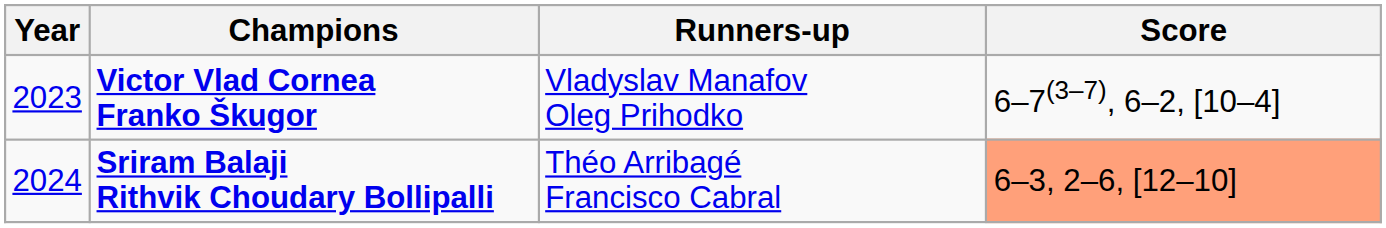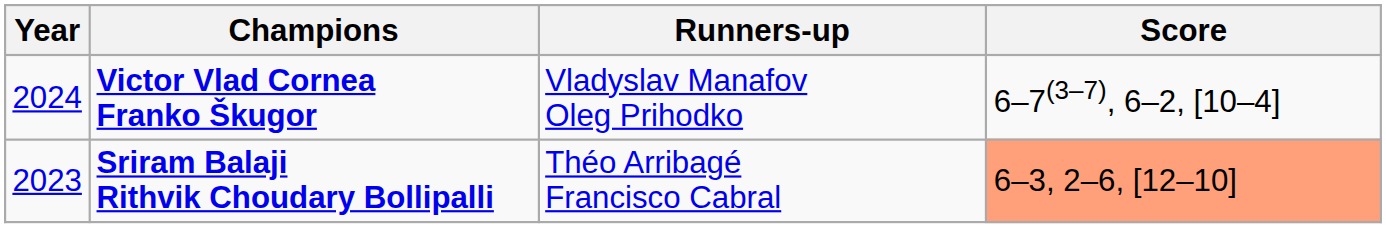(47, 97) 2023 -> (47, 97) 2024
(47, 181) 2024 -> (47, 181) 2023
